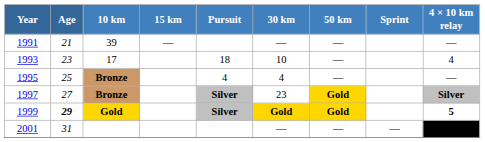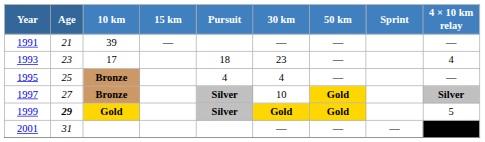(281, 60) 10 -> (281, 60) 23
(281, 94) 23 -> (281, 94) 10
(451, 112) bold -> (451, 112) normal
